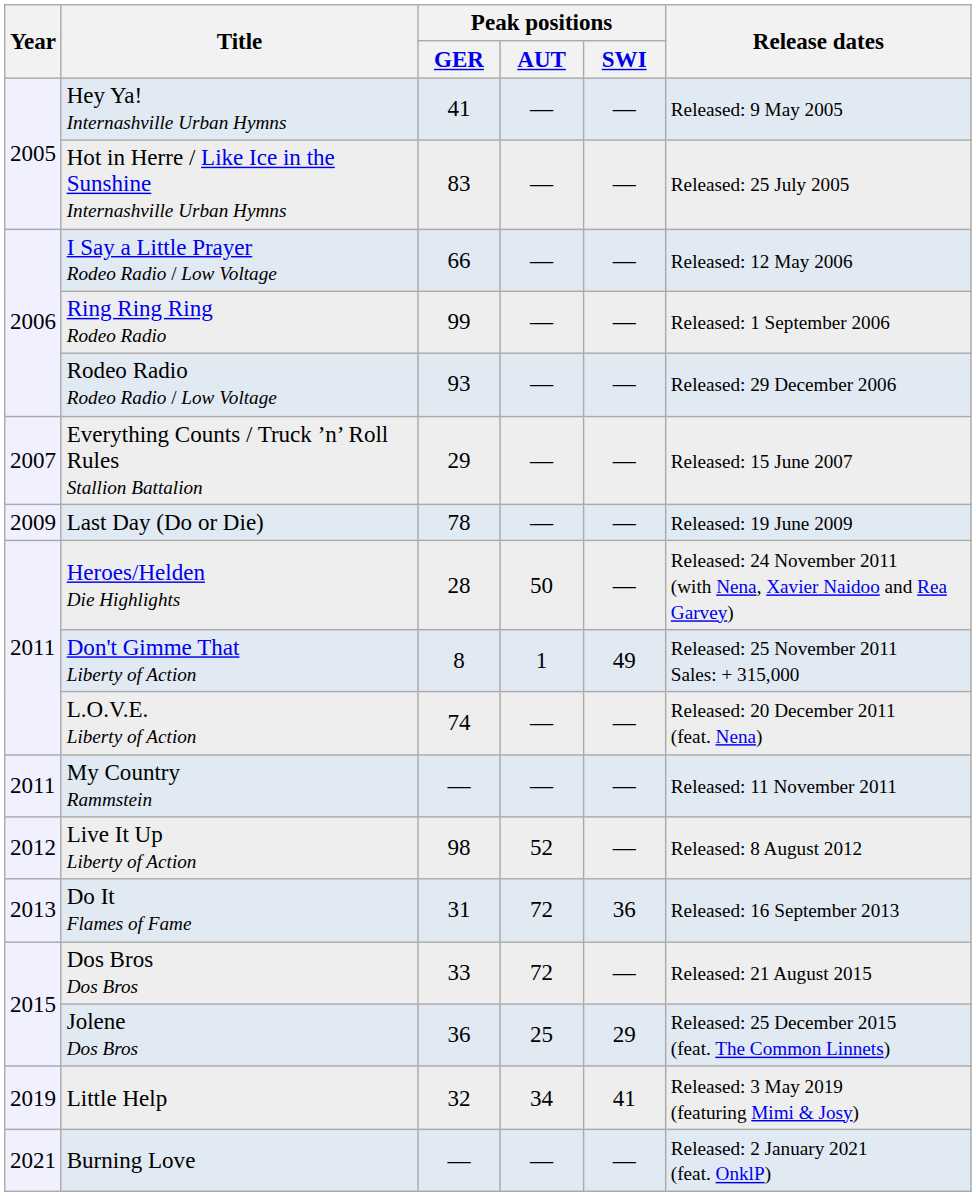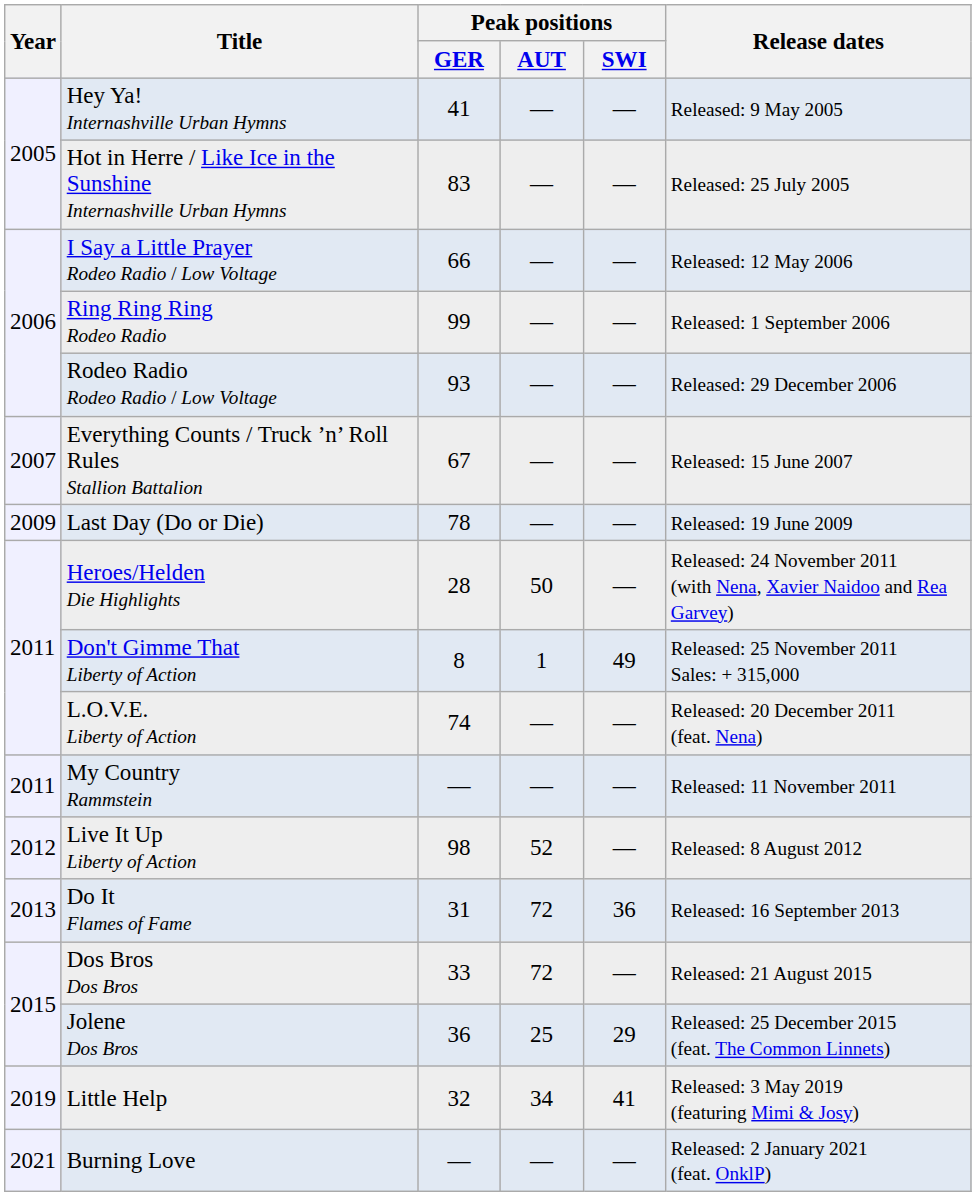(459, 459) 29 -> (459, 459) 67
